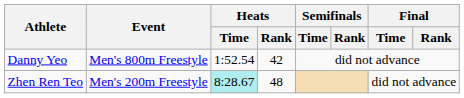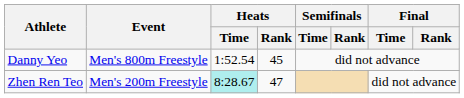(276, 60) 42 -> (276, 60) 45
(276, 82) 48 -> (276, 82) 47
